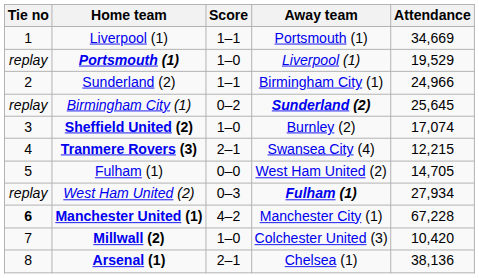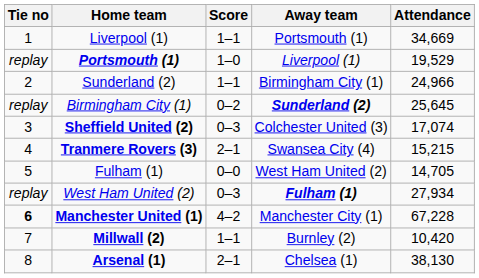(229, 127) 1–0 -> (229, 127) 0–3
(321, 127) Burnley (2) -> (321, 127) Colchester United (3)
(432, 149) 12,215 -> (432, 149) 15,215
(229, 238) 1–0 -> (229, 238) 1–1
(321, 238) Colchester United (3) -> (321, 238) Burnley (2)
(432, 261) 38,136 -> (432, 261) 38,130
